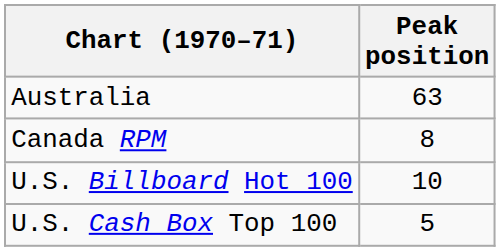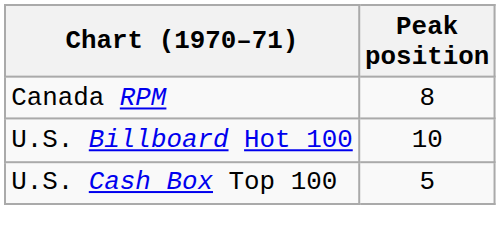- row: (81, 98)
